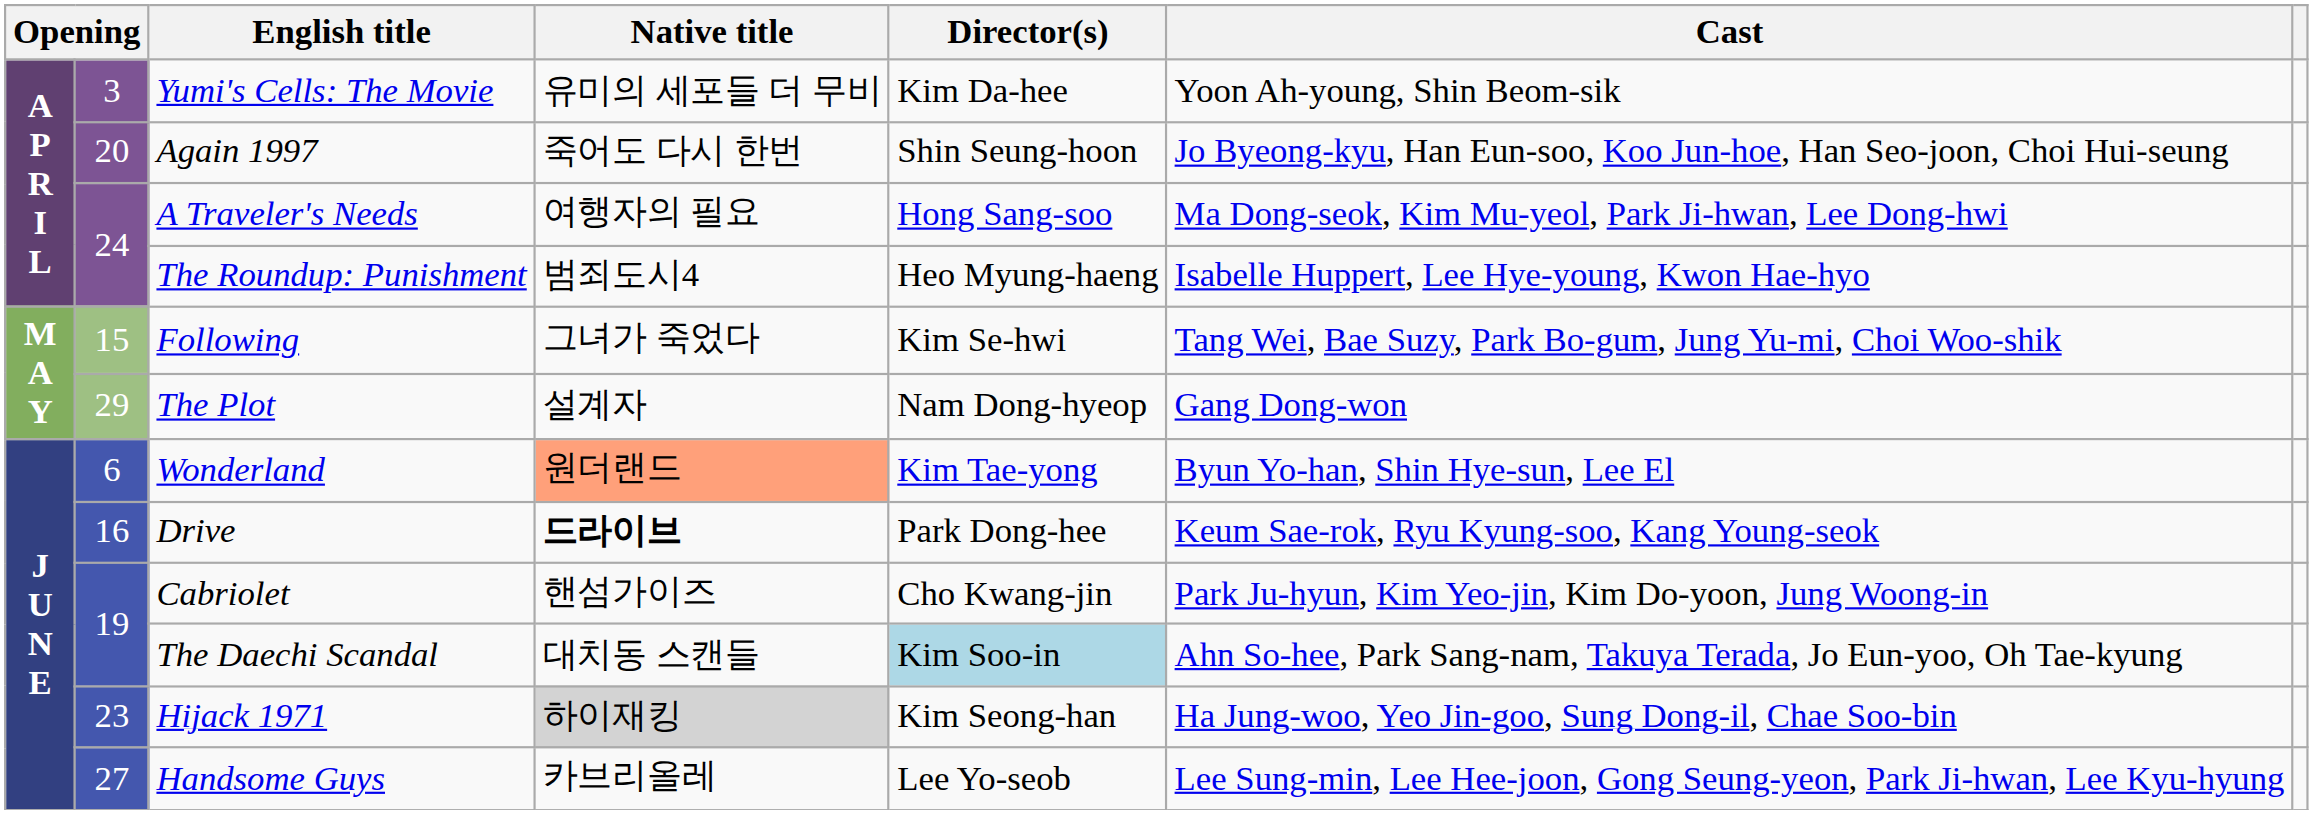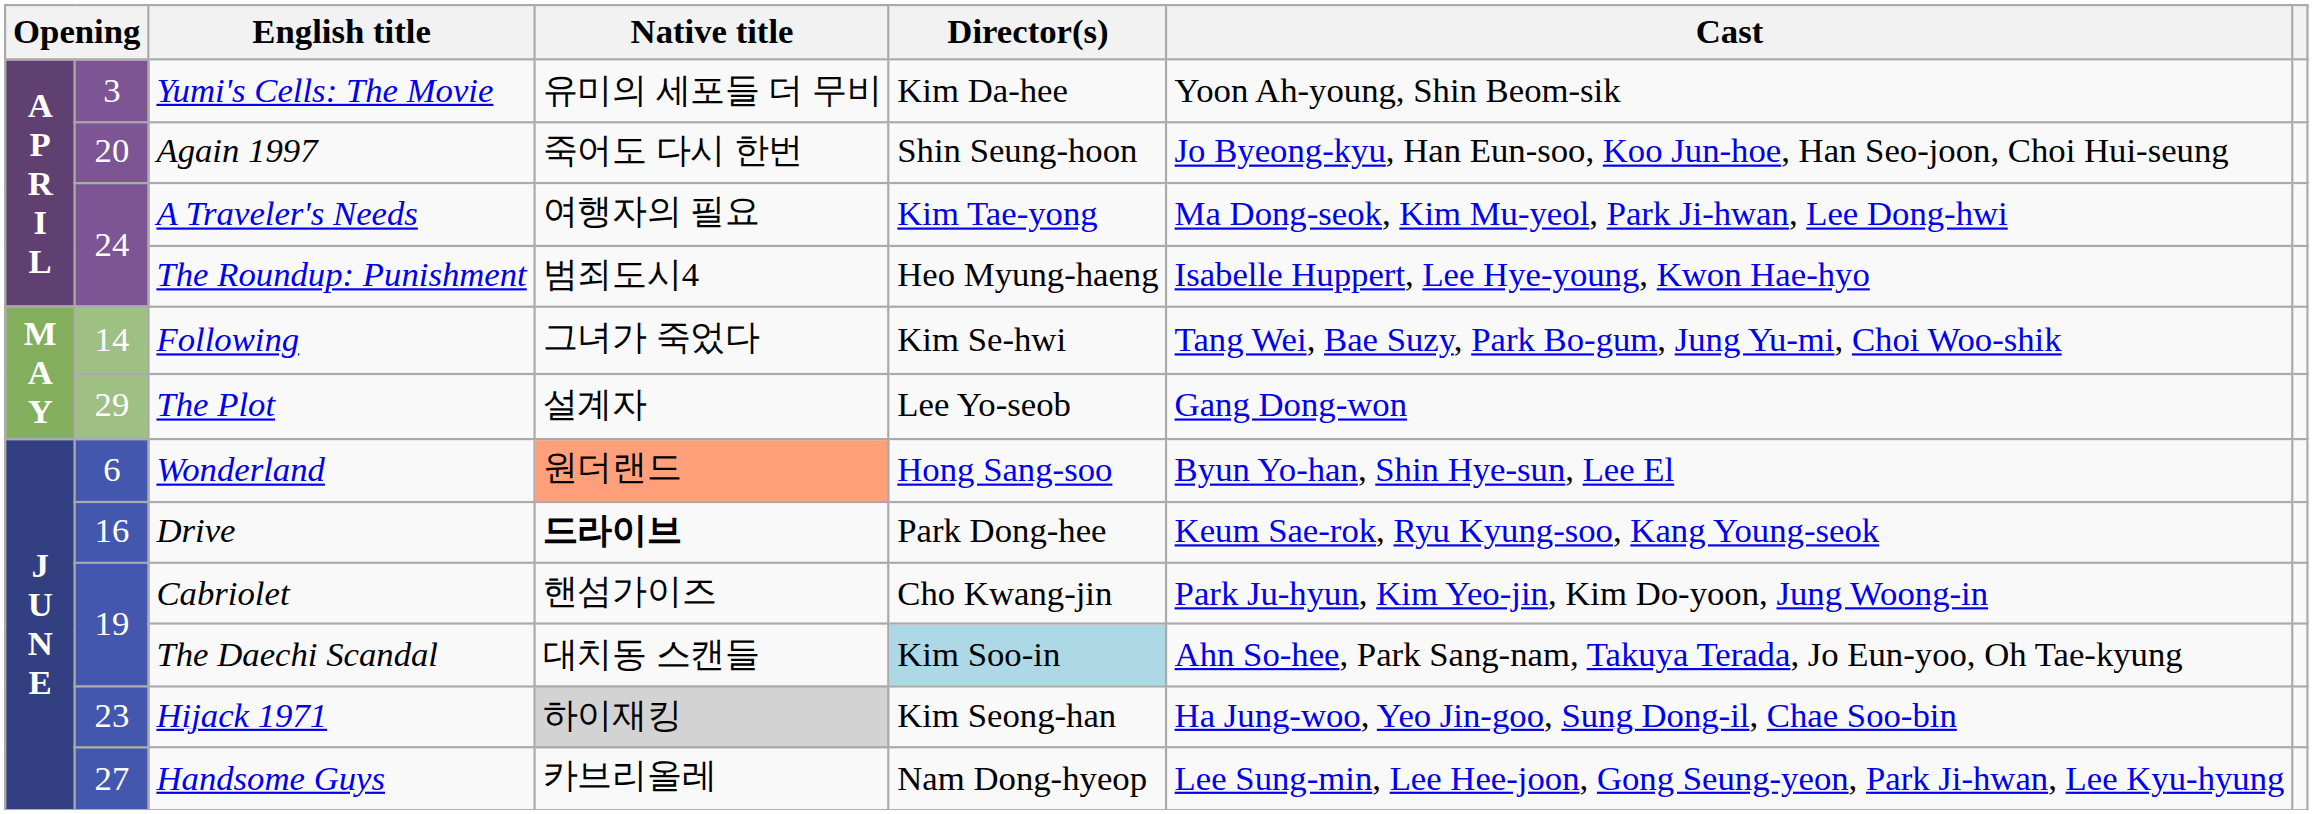(1005, 213) Hong Sang-soo -> (997, 213) Kim Tae-yong
(112, 339) 15 -> (112, 339) 14
(1022, 405) Nam Dong-hyeop -> (984, 405) Lee Yo-seob
(997, 469) Kim Tae-yong -> (1005, 469) Hong Sang-soo
(984, 777) Lee Yo-seob -> (1022, 777) Nam Dong-hyeop
